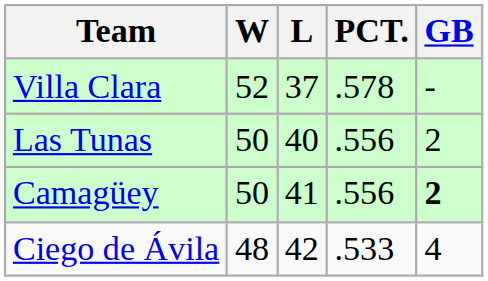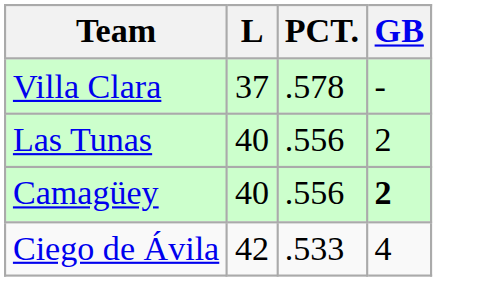- column: (252, 31)
(302, 193) 41 -> (252, 193) 40
